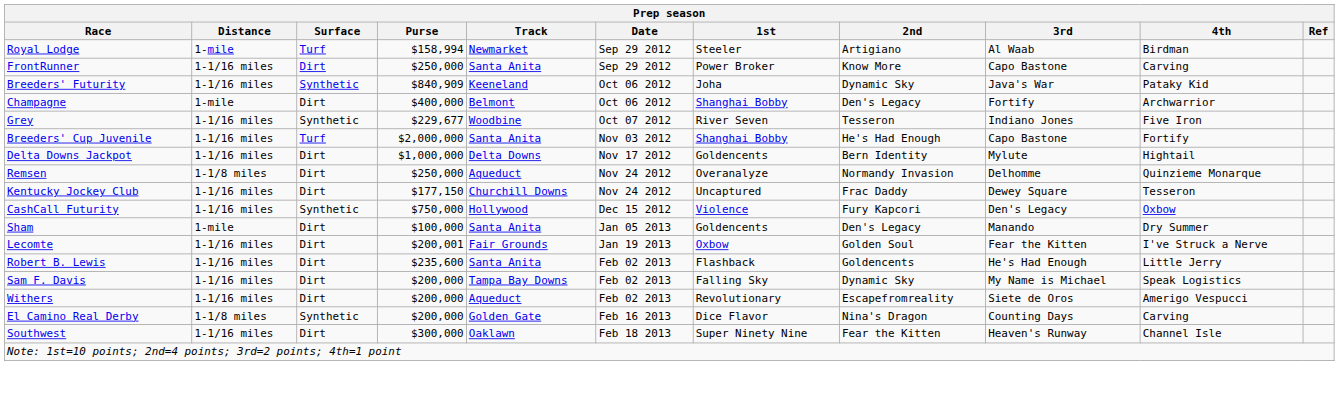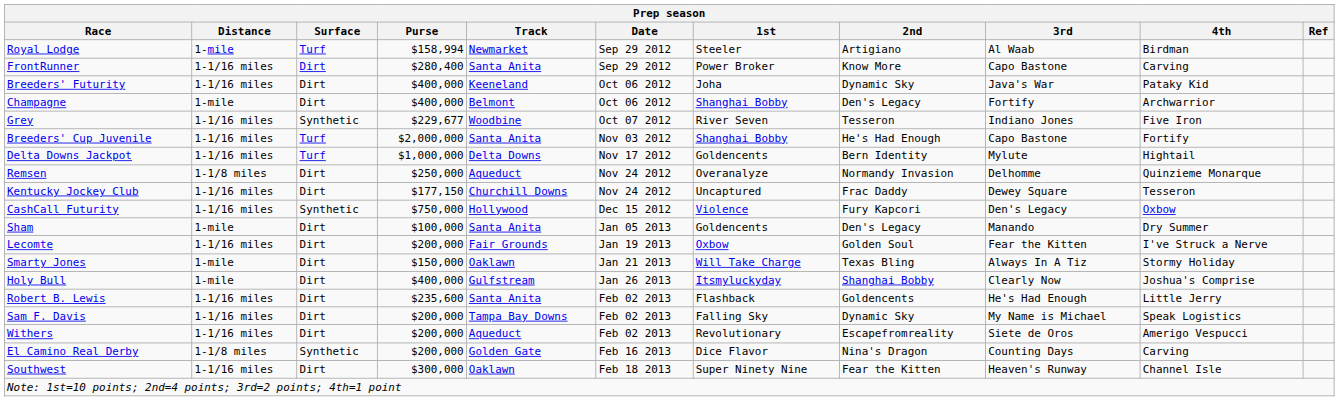(437, 67) $250,000 -> (437, 67) $280,400
(329, 85) Synthetic -> (313, 85) Dirt
(437, 85) $840,909 -> (437, 85) $400,000
(313, 156) Dirt -> (313, 156) Turf
(437, 245) $200,001 -> (437, 245) $200,000
+ row: (46, 262)
+ row: (37, 280)
